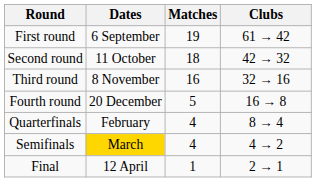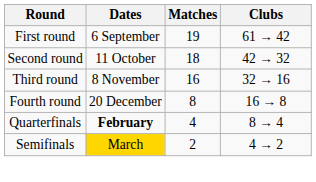(193, 101) 5 -> (193, 101) 8
(125, 123) normal -> (125, 123) bold
(193, 144) 4 -> (193, 144) 2
- row: (45, 166)
